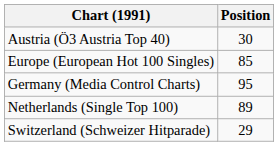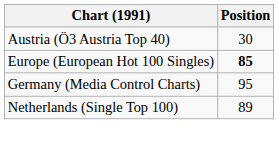(246, 61) normal -> (246, 61) bold
- row: (109, 130)
